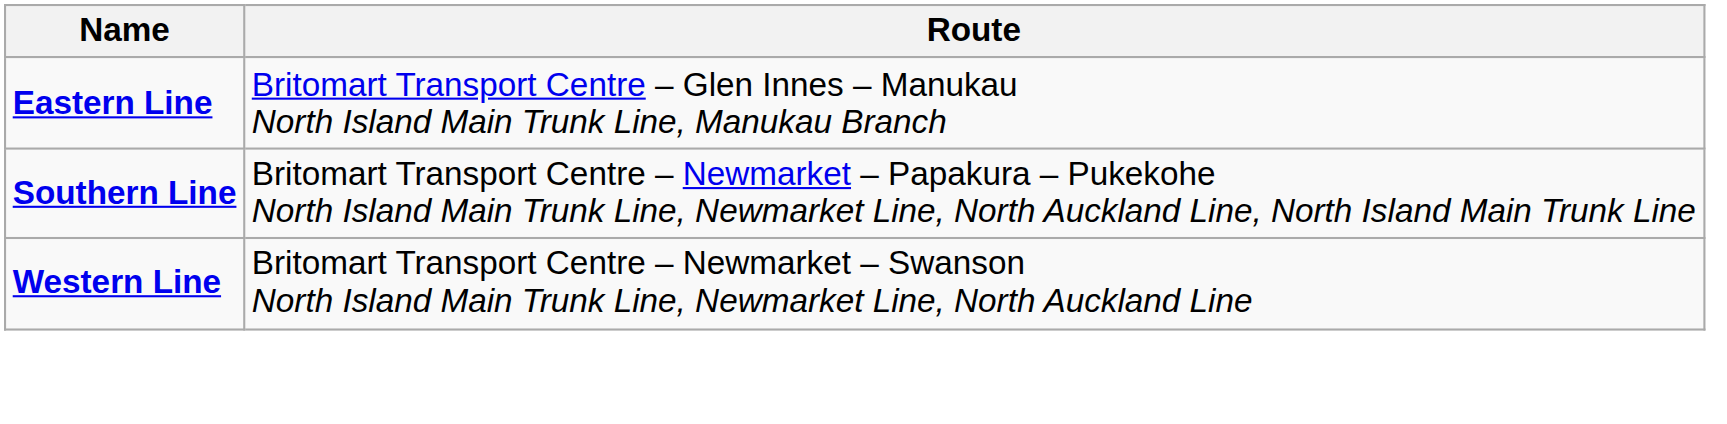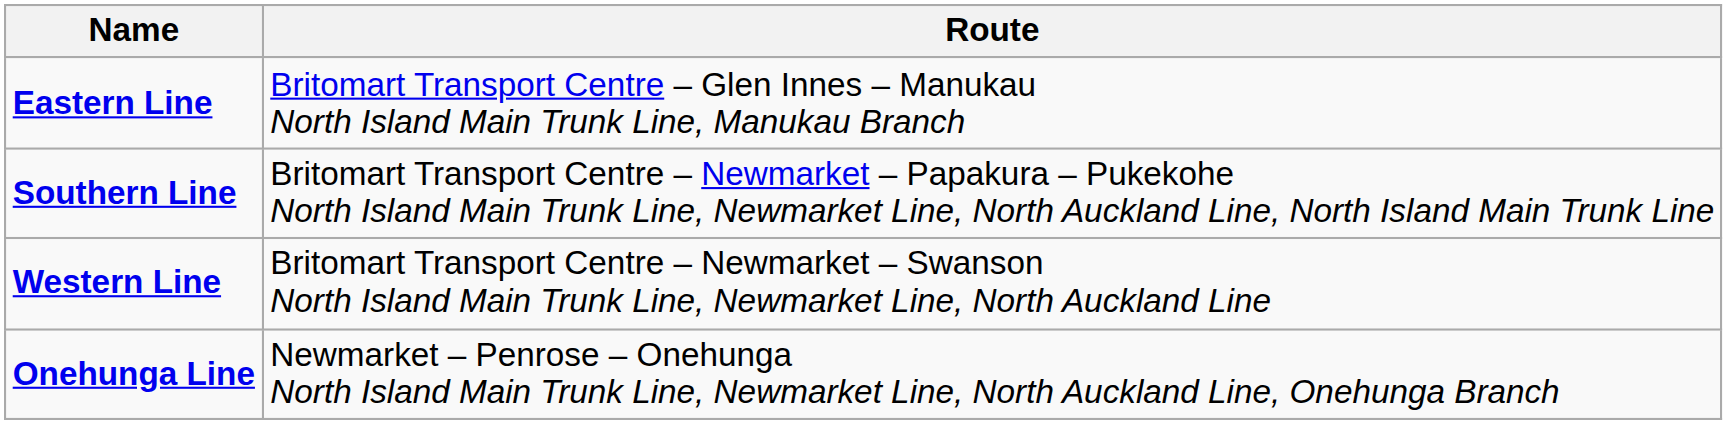+ row: (134, 373)
